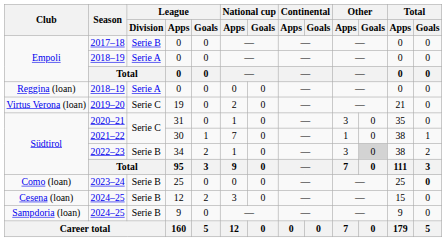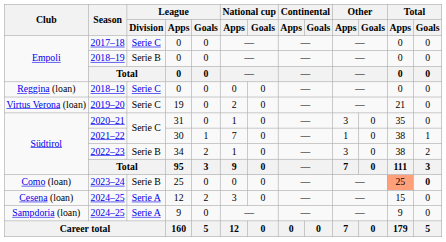(146, 43) Serie B -> (146, 43) Serie C
(146, 58) Serie A -> (146, 58) Serie B
(146, 89) Serie A -> (146, 89) Serie C
(373, 151) lightgrey background -> (373, 151) no background
(400, 182) no background -> (400, 182) lightsalmon background
(146, 197) Serie B -> (146, 197) Serie A
(146, 213) Serie B -> (146, 213) Serie A
